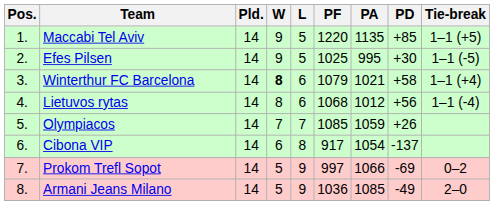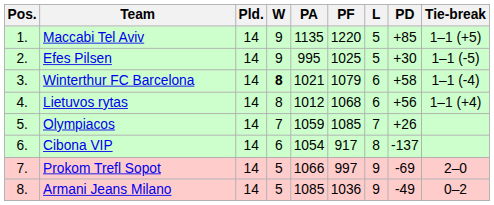columns swapped: (302, 15) <-> (369, 15)
(455, 80) 1–1 (+4) -> (455, 80) 1–1 (-4)
(455, 102) 1–1 (-4) -> (455, 102) 1–1 (+4)
(455, 168) 0–2 -> (455, 168) 2–0
(455, 189) 2–0 -> (455, 189) 0–2
